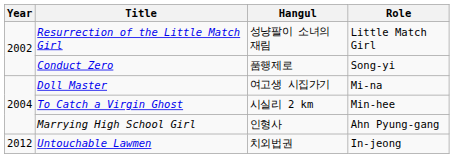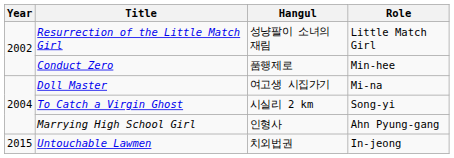(373, 66) Song-yi -> (373, 66) Min-hee
(373, 105) Min-hee -> (373, 105) Song-yi
(20, 144) 2012 -> (20, 144) 2015
